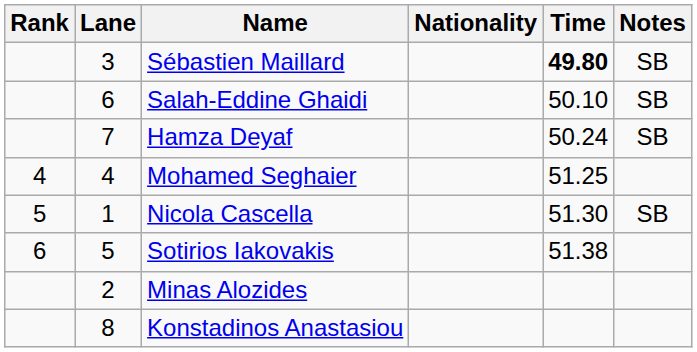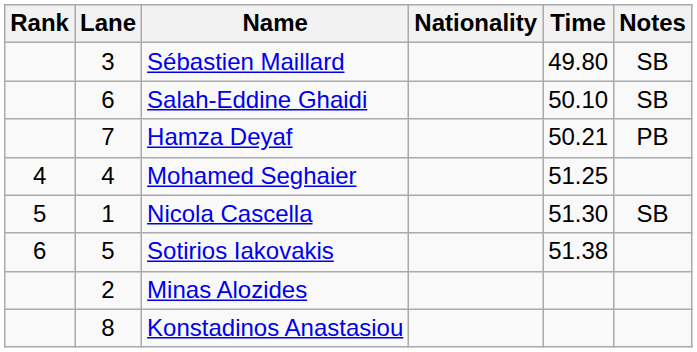(578, 61) bold -> (578, 61) normal
(578, 137) 50.24 -> (578, 137) 50.21
(653, 137) SB -> (653, 137) PB
